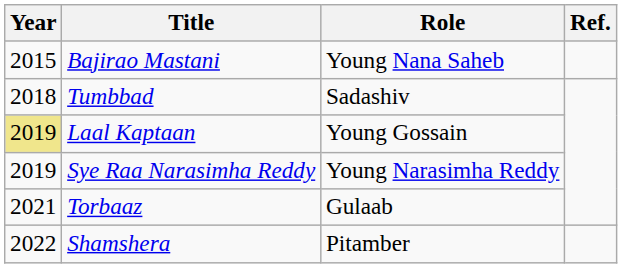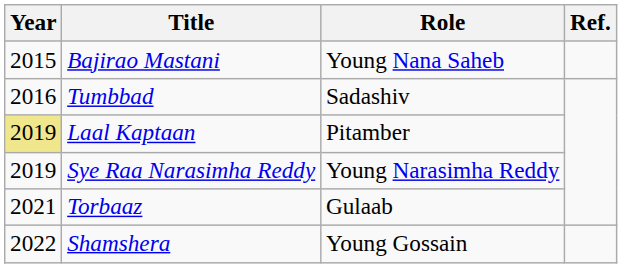(33, 96) 2018 -> (33, 96) 2016
(397, 133) Young Gossain -> (368, 133) Pitamber
(368, 243) Pitamber -> (397, 243) Young Gossain
